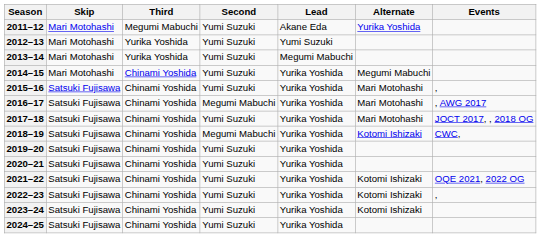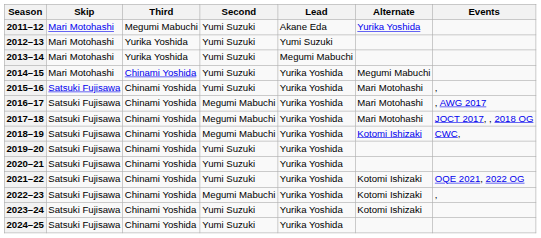(229, 118) Yumi Suzuki -> (239, 118) Megumi Mabuchi
(229, 194) Yumi Suzuki -> (239, 194) Megumi Mabuchi
